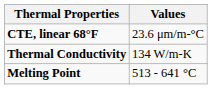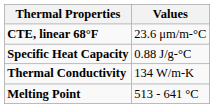+ row: (68, 53)
